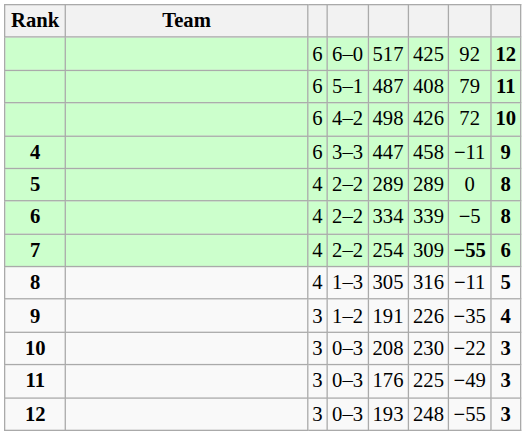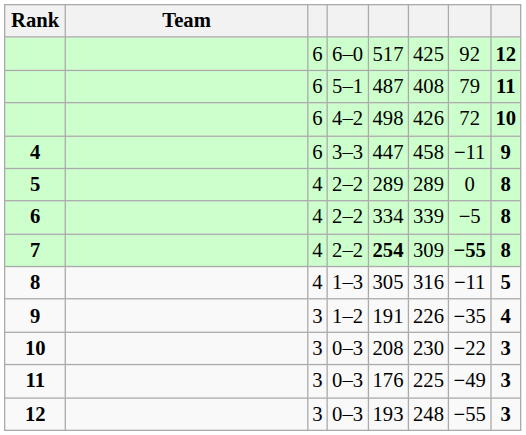(388, 250) normal -> (388, 250) bold
(506, 250) 6 -> (506, 250) 8
